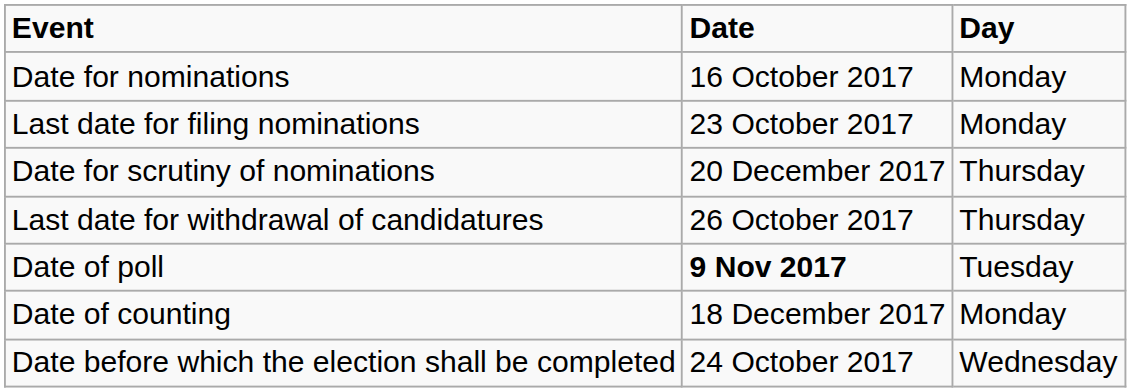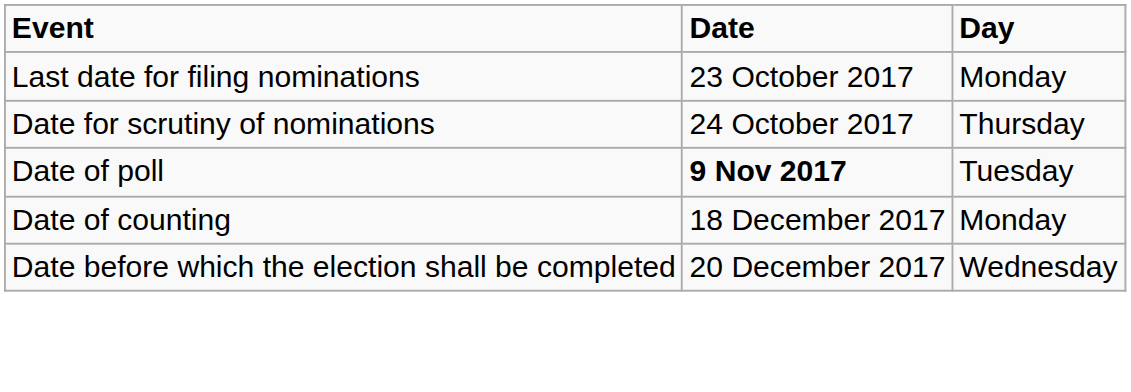- row: (151, 76)
(818, 171) 20 December 2017 -> (802, 123) 24 October 2017
- row: (278, 219)
(802, 362) 24 October 2017 -> (818, 266) 20 December 2017
